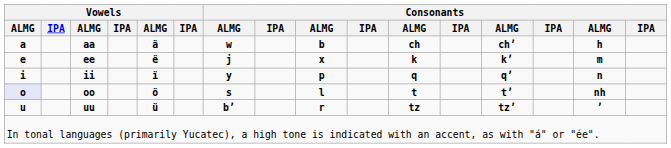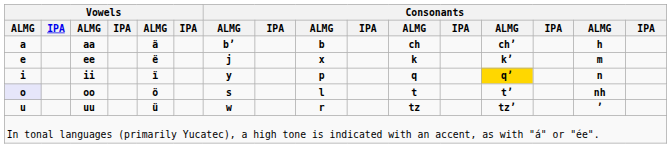(229, 44) w -> (229, 44) bʼ
(507, 76) no background -> (507, 76) gold background
(229, 108) bʼ -> (229, 108) w
